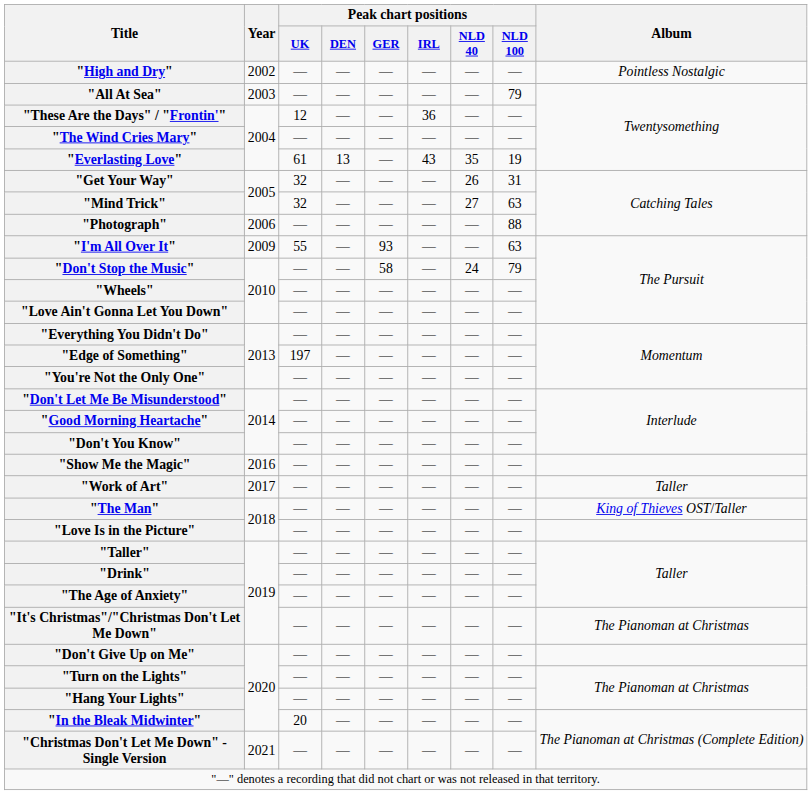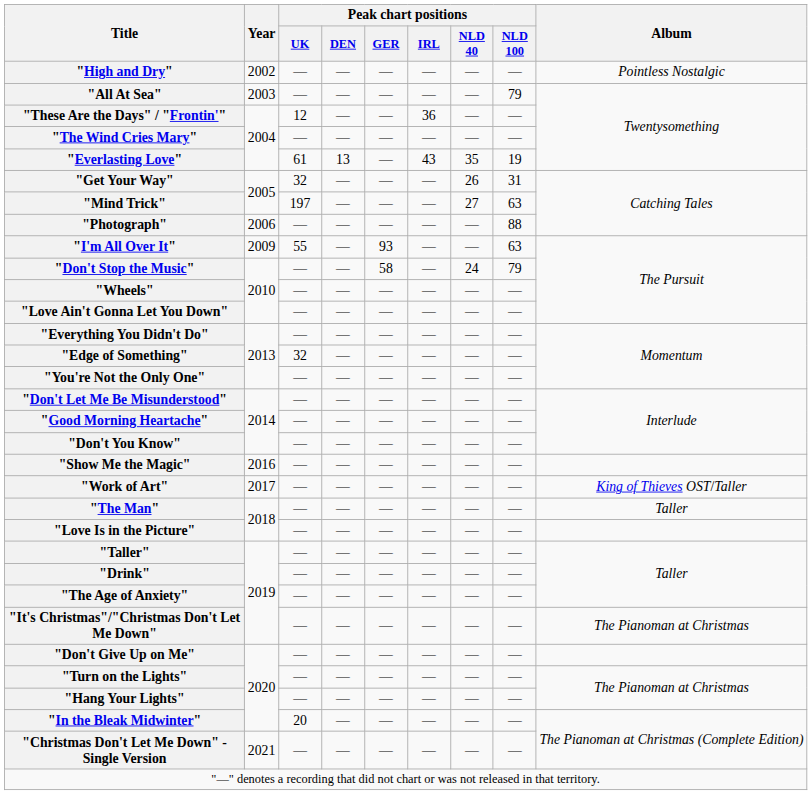(300, 203) 32 -> (300, 203) 197
(300, 355) 197 -> (300, 355) 32
(671, 486) Taller -> (671, 486) King of Thieves OST/Taller
(671, 508) King of Thieves OST/Taller -> (671, 508) Taller
